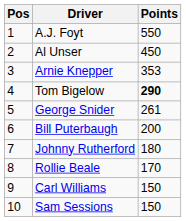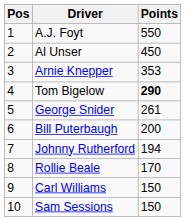(151, 149) 180 -> (151, 149) 194
